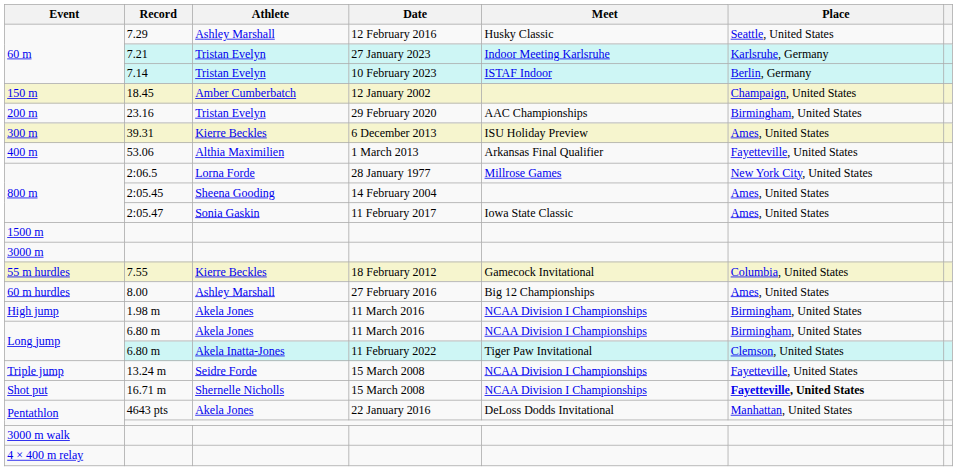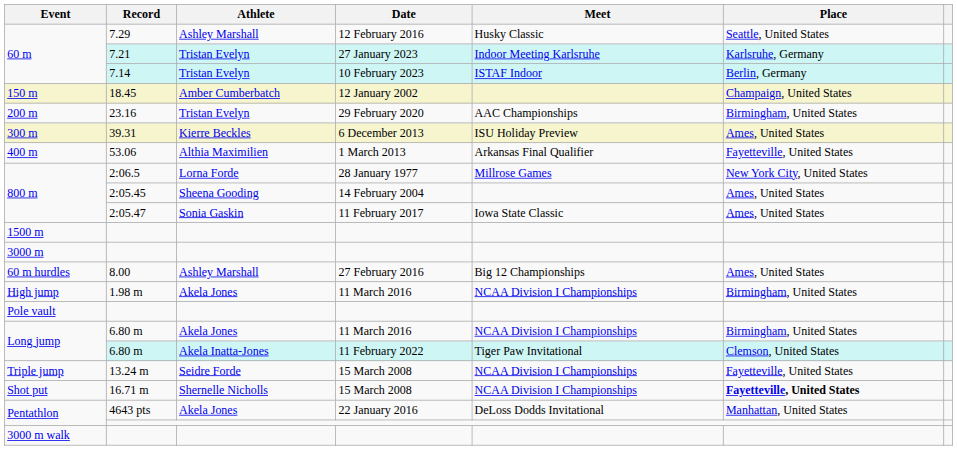- row: (39, 271)
+ row: (31, 311)
- row: (45, 455)
